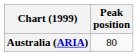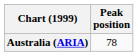(112, 42) 80 -> (112, 42) 78
